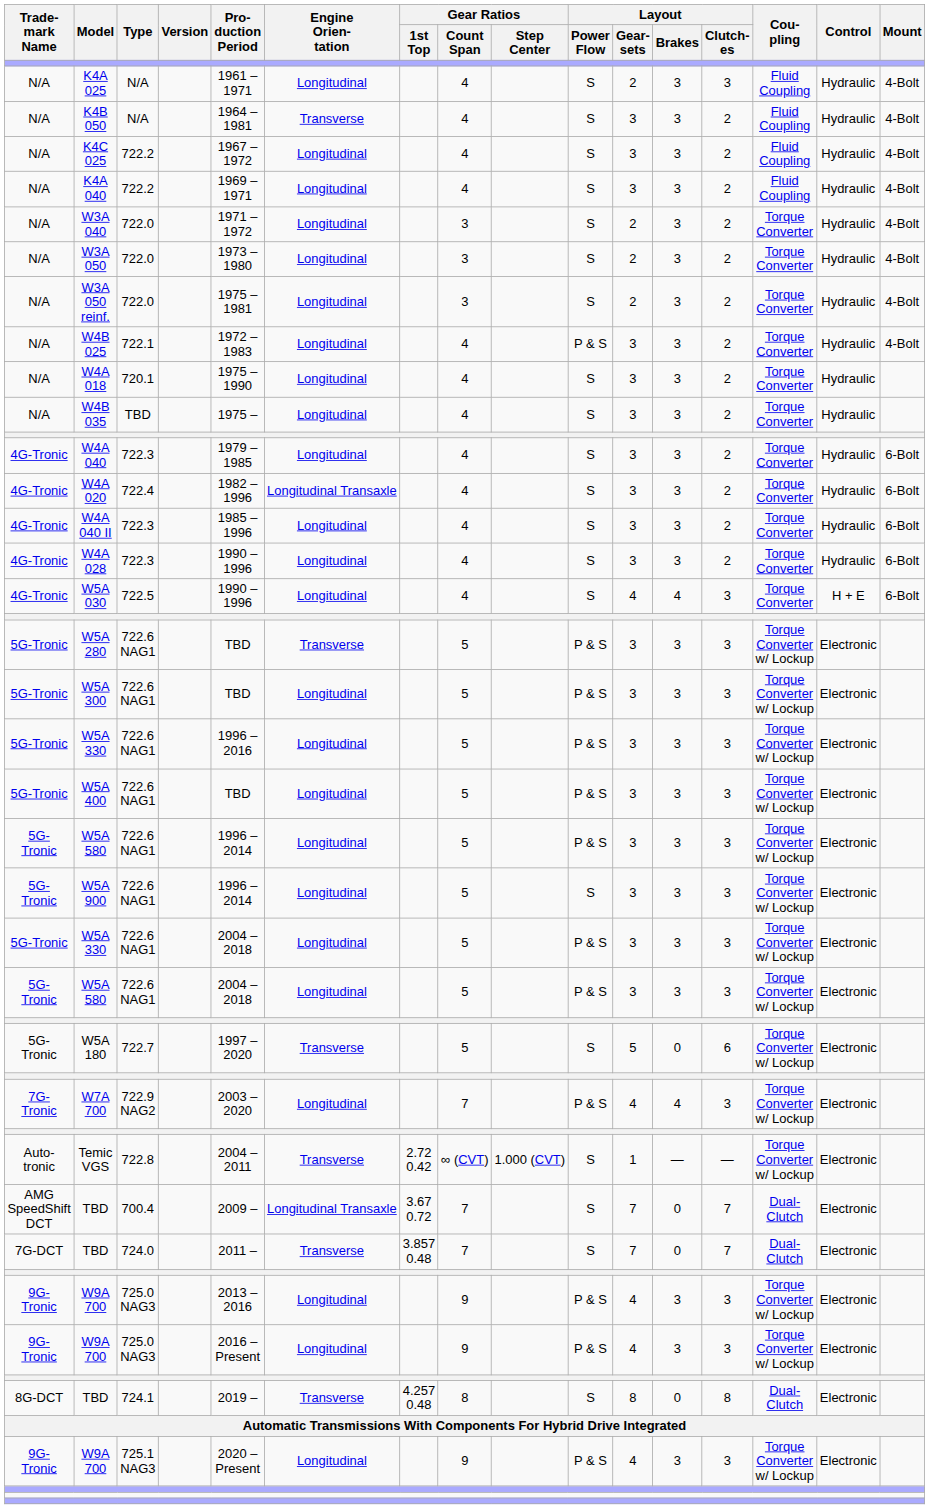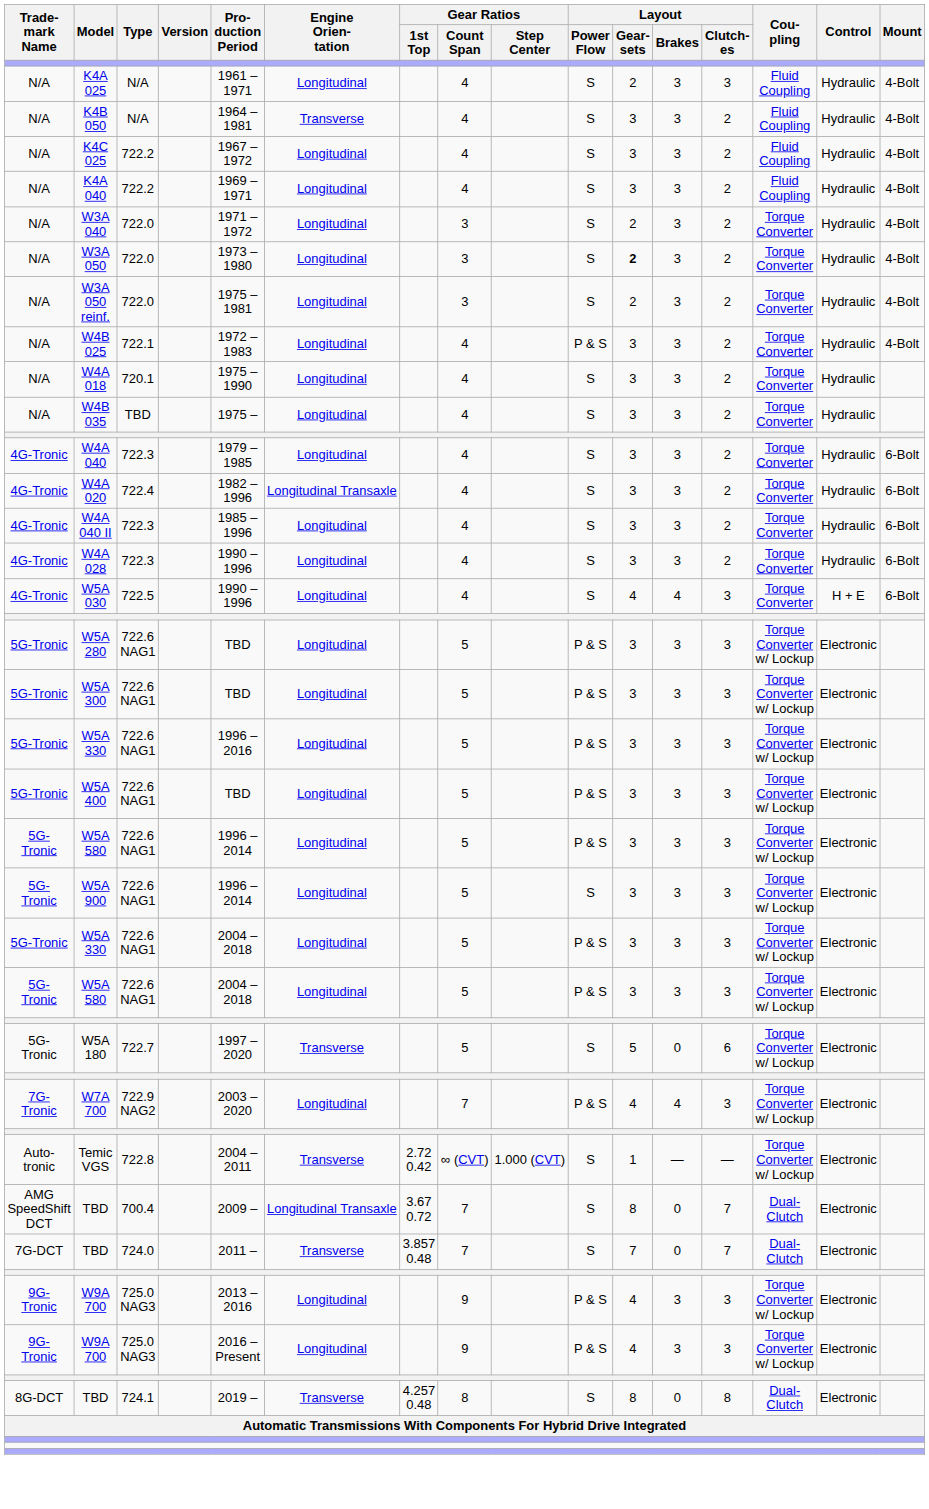(633, 259) normal -> (633, 259) bold
(332, 644) Transverse -> (332, 644) Longitudinal
(633, 1209) 7 -> (633, 1209) 8
- row: (95, 1461)
